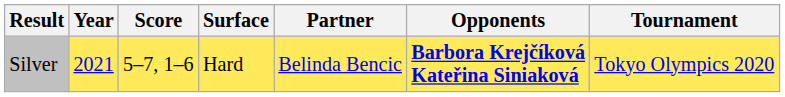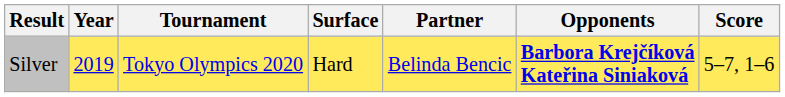columns swapped: (684, 20) <-> (158, 20)
(94, 63) 2021 -> (94, 63) 2019
